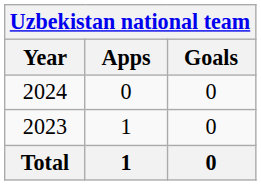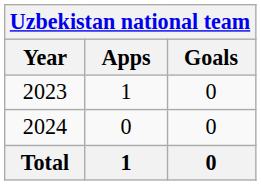rows swapped: (45, 127) <-> (45, 92)
